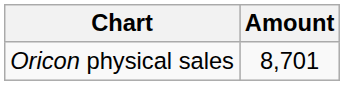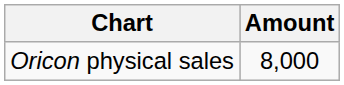(290, 60) 8,701 -> (290, 60) 8,000
